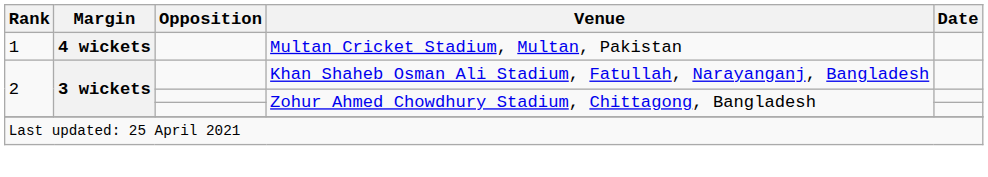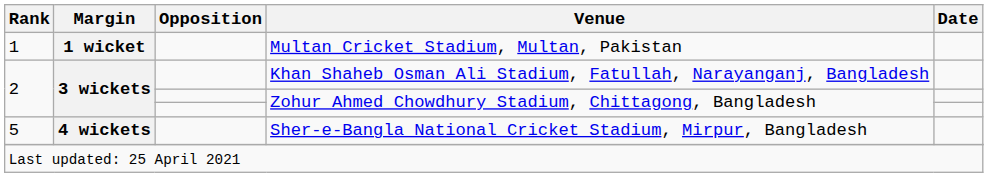(104, 47) 4 wickets -> (104, 47) 1 wicket
+ row: (14, 131)
